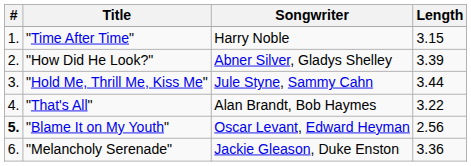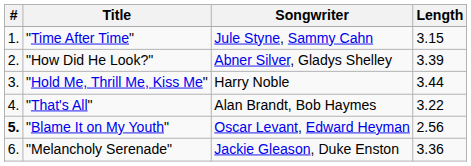(252, 37) Harry Noble -> (294, 37) Jule Styne, Sammy Cahn
(294, 82) Jule Styne, Sammy Cahn -> (252, 82) Harry Noble
